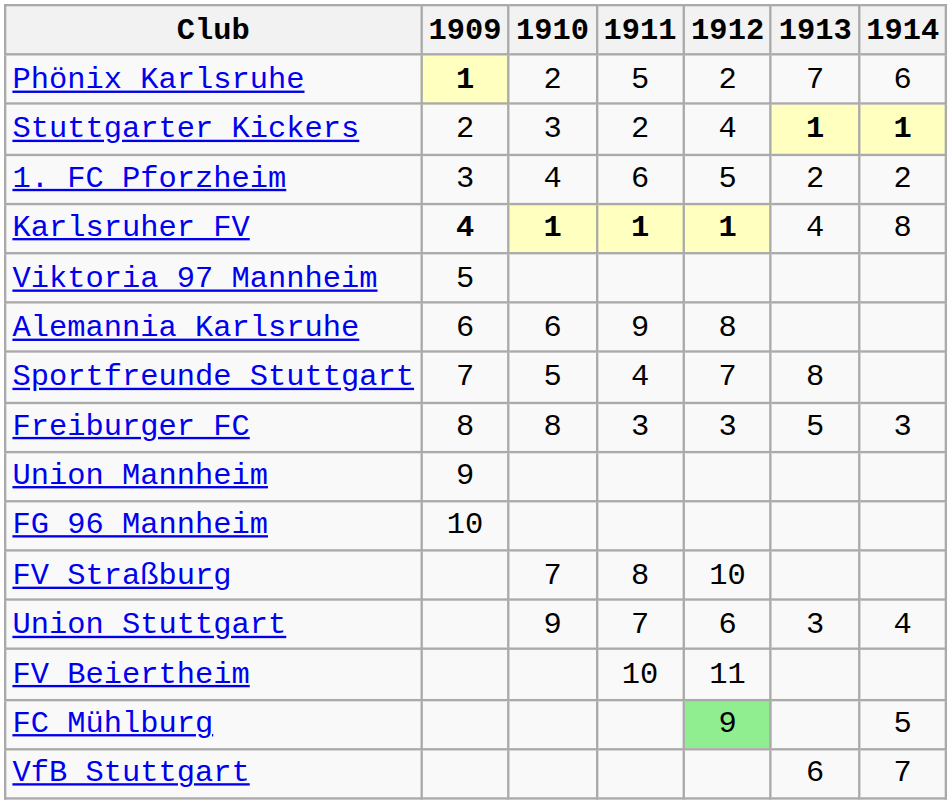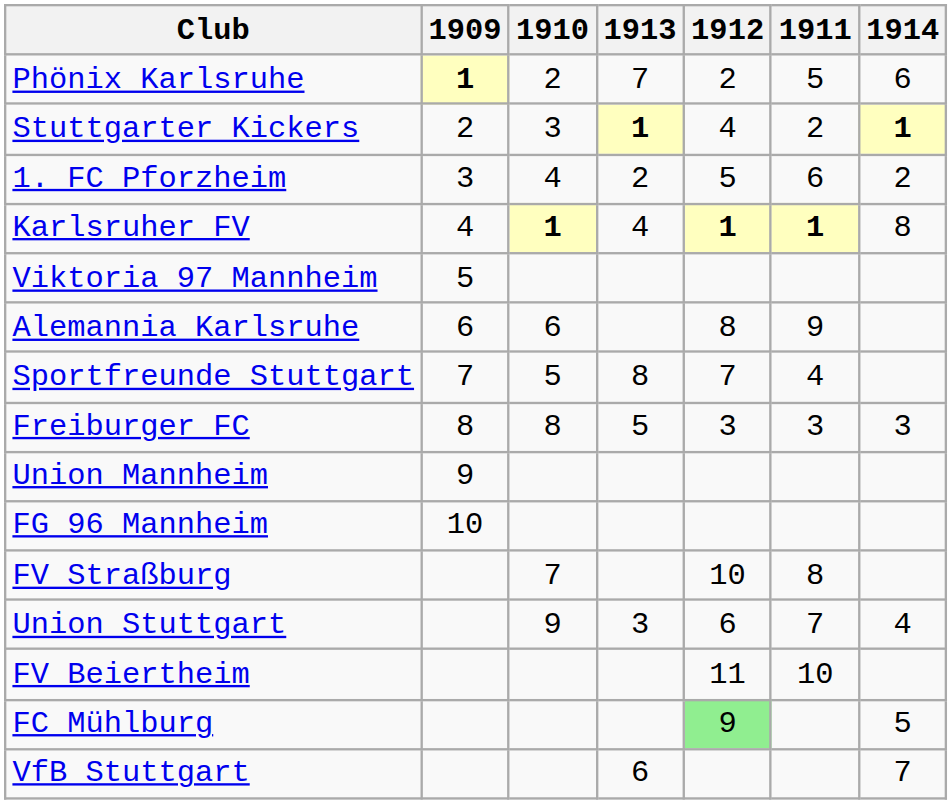columns swapped: (640, 30) <-> (815, 30)
(465, 228) bold -> (465, 228) normal
